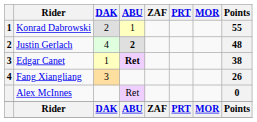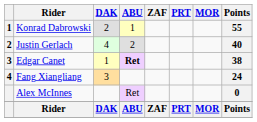(132, 44) bold -> (132, 44) normal
(237, 44) 48 -> (237, 44) 40
(237, 76) 26 -> (237, 76) 24
